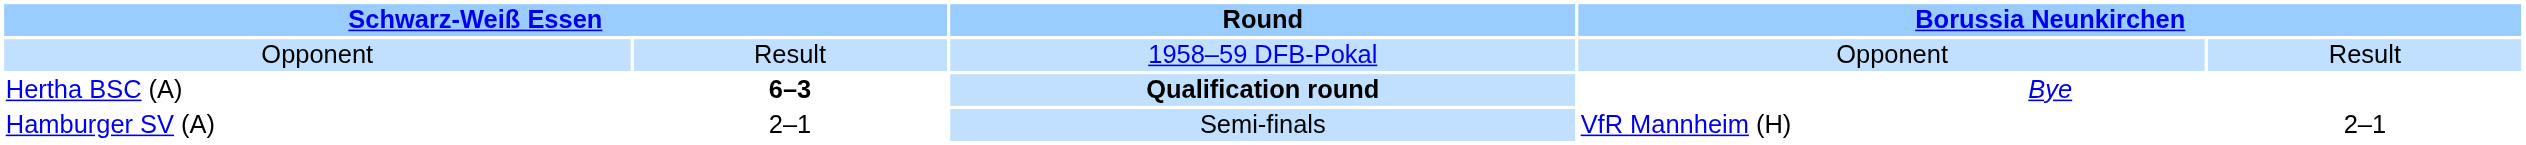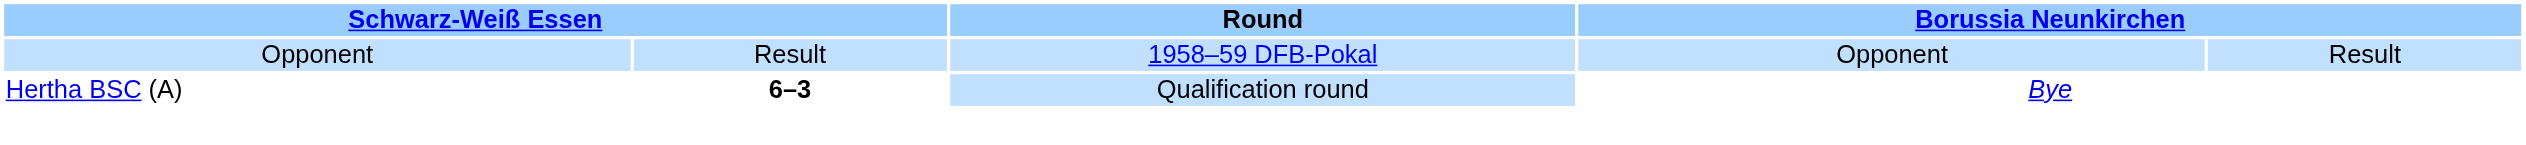(1263, 89) bold -> (1263, 89) normal
- row: (110, 124)
